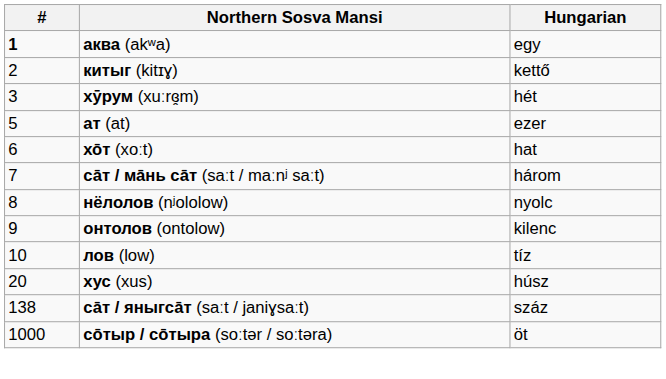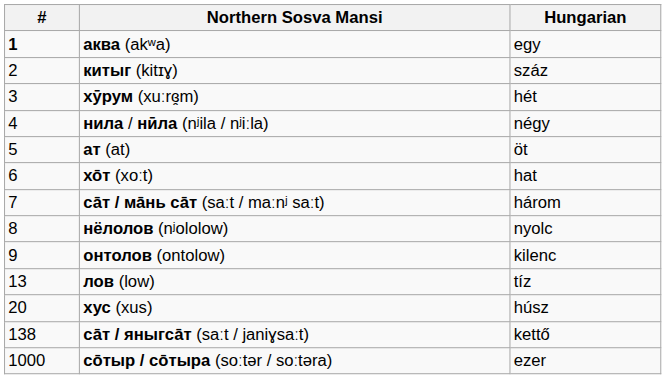(532, 70) kettő -> (531, 70) száz
+ row: (176, 123)
(530, 123) ezer -> (521, 149) öt
(18, 255) 10 -> (18, 281) 13
(531, 307) száz -> (532, 334) kettő
(521, 334) öt -> (530, 360) ezer
